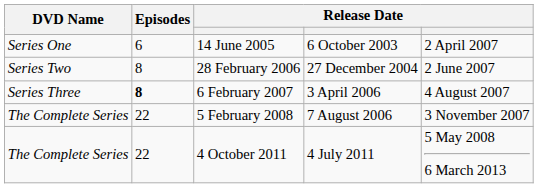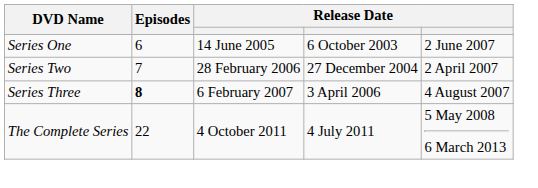(461, 45) 2 April 2007 -> (460, 45) 2 June 2007
(139, 68) 8 -> (139, 68) 7
(460, 68) 2 June 2007 -> (461, 68) 2 April 2007
- row: (245, 115)
